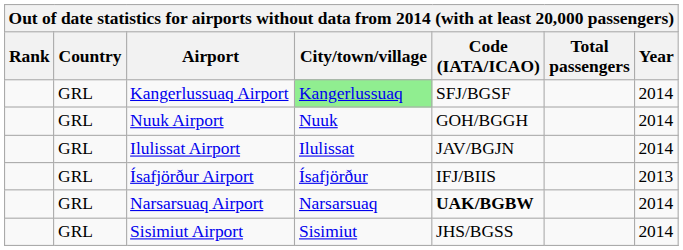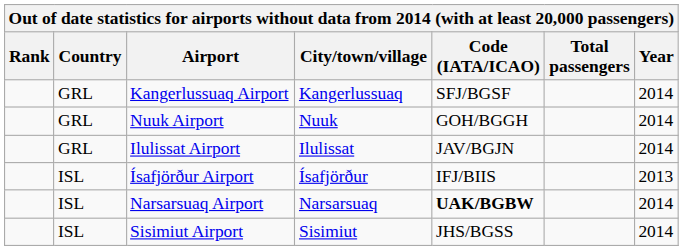(351, 93) lightgreen background -> (351, 93) no background
(75, 176) GRL -> (71, 176) ISL
(75, 203) GRL -> (71, 203) ISL
(75, 231) GRL -> (71, 231) ISL
